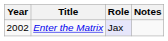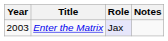(18, 28) 2002 -> (18, 28) 2003
